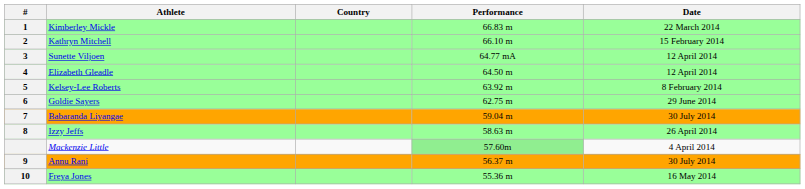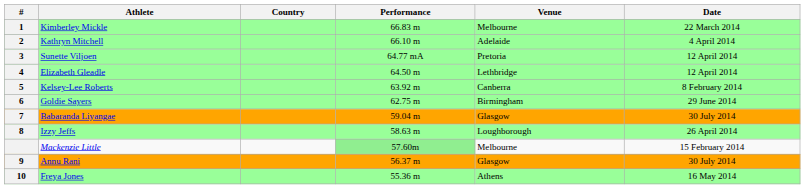+ column: (550, 12)
(692, 42) 15 February 2014 -> (712, 42) 4 April 2014
(692, 147) 4 April 2014 -> (712, 147) 15 February 2014
